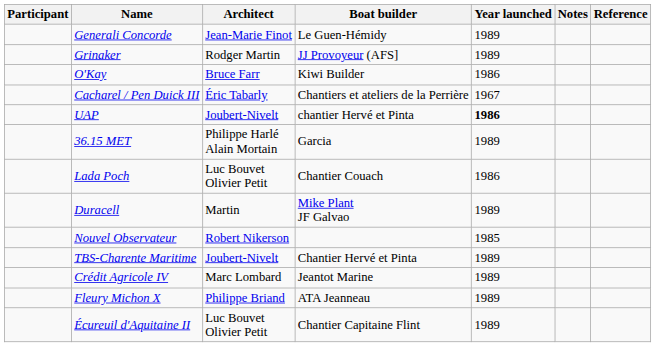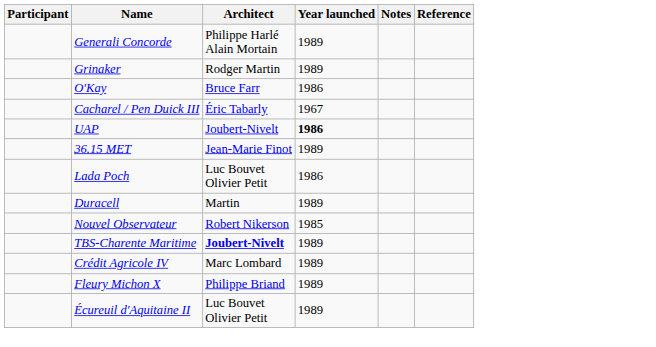- column: (383, 14)
(249, 34) Jean-Marie Finot -> (242, 41) Philippe Harlé Alain Mortain
(242, 141) Philippe Harlé Alain Mortain -> (249, 149) Jean-Marie Finot
(242, 257) normal -> (245, 243) bold
